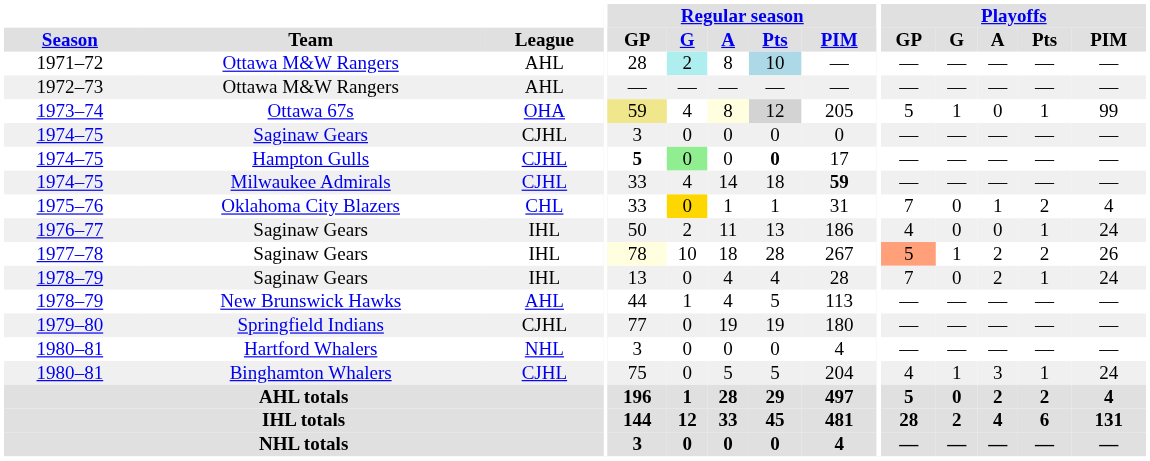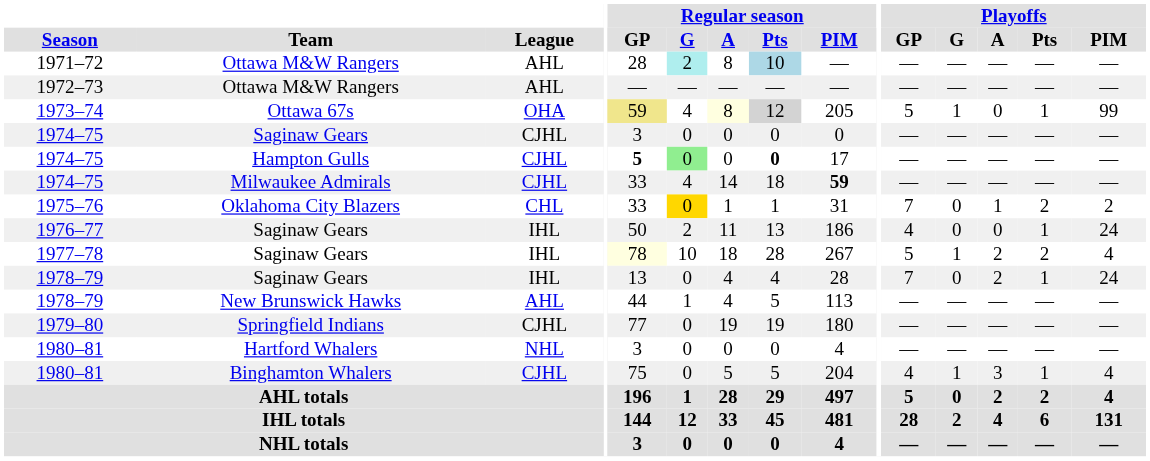(1109, 206) 4 -> (1109, 206) 2
(909, 253) lightsalmon background -> (909, 253) no background
(1109, 253) 26 -> (1109, 253) 4
(1109, 372) 24 -> (1109, 372) 4
